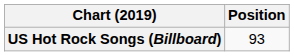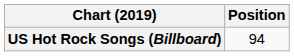(257, 39) 93 -> (257, 39) 94
